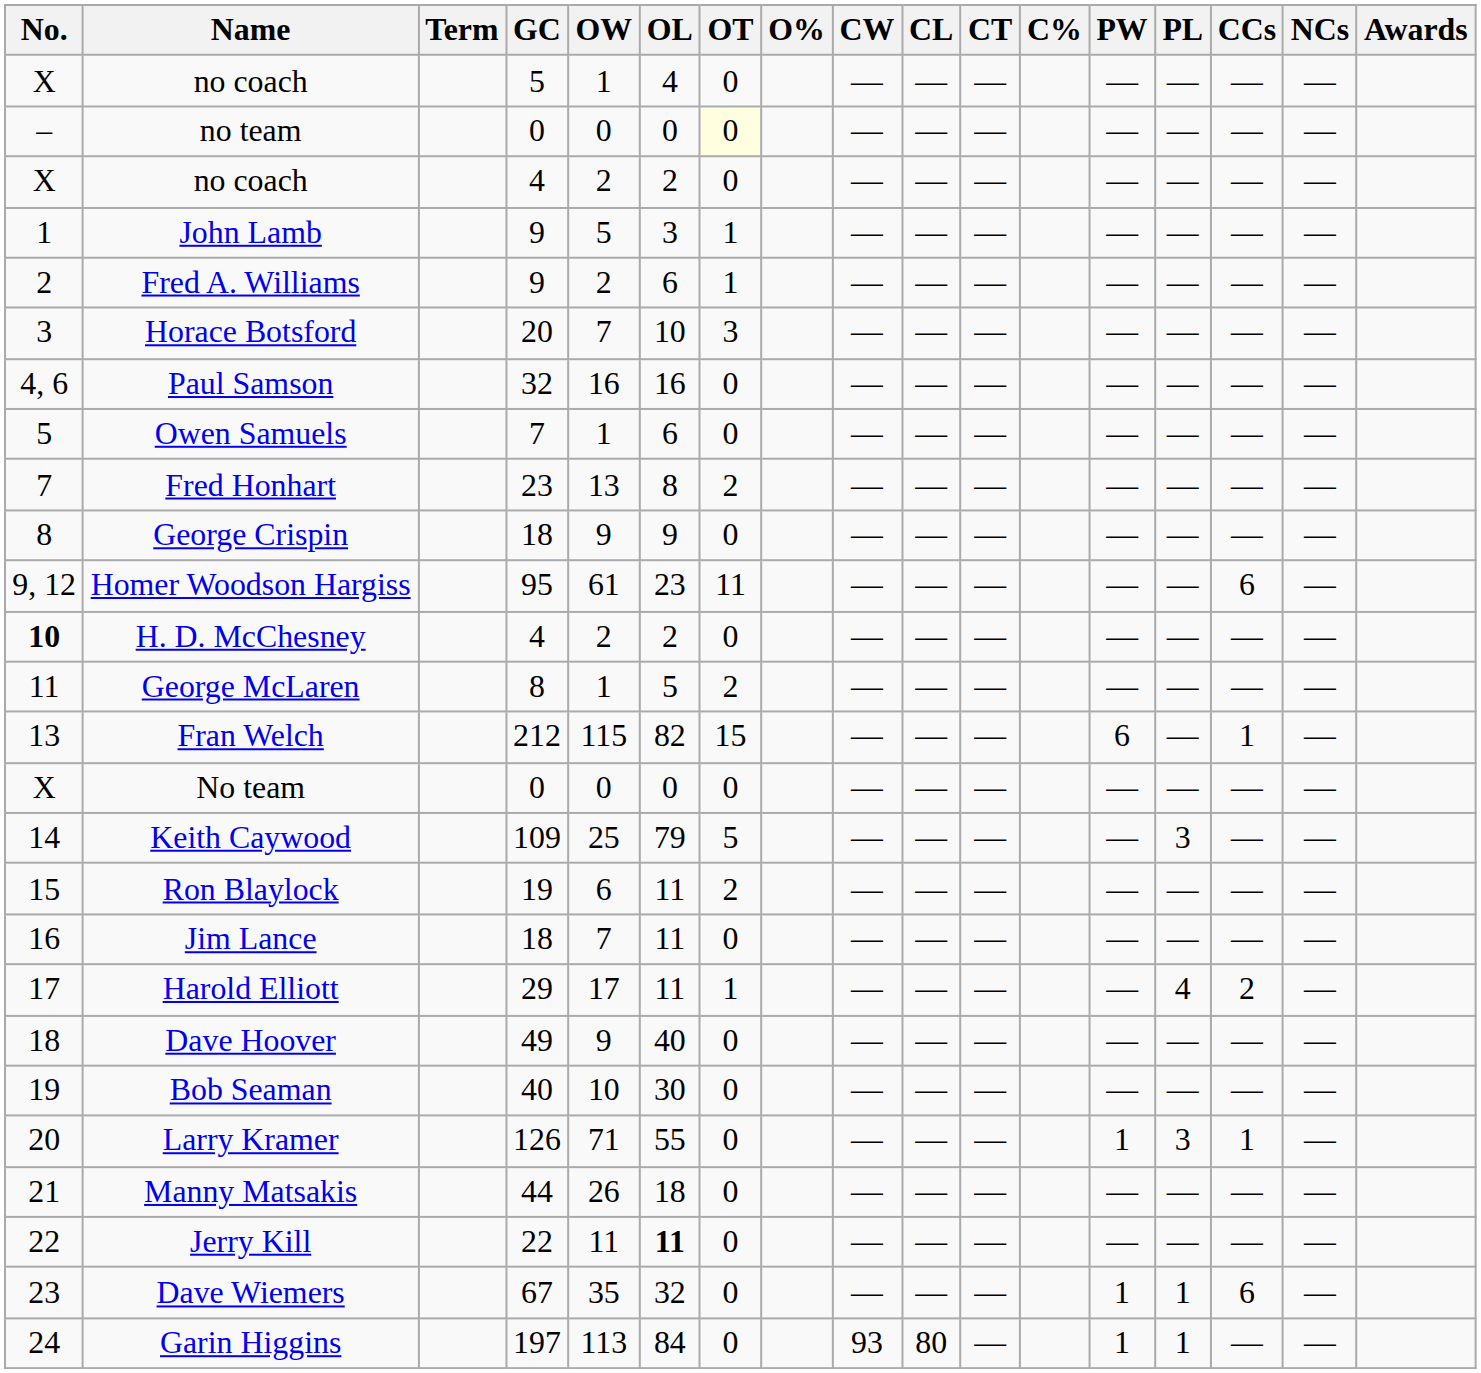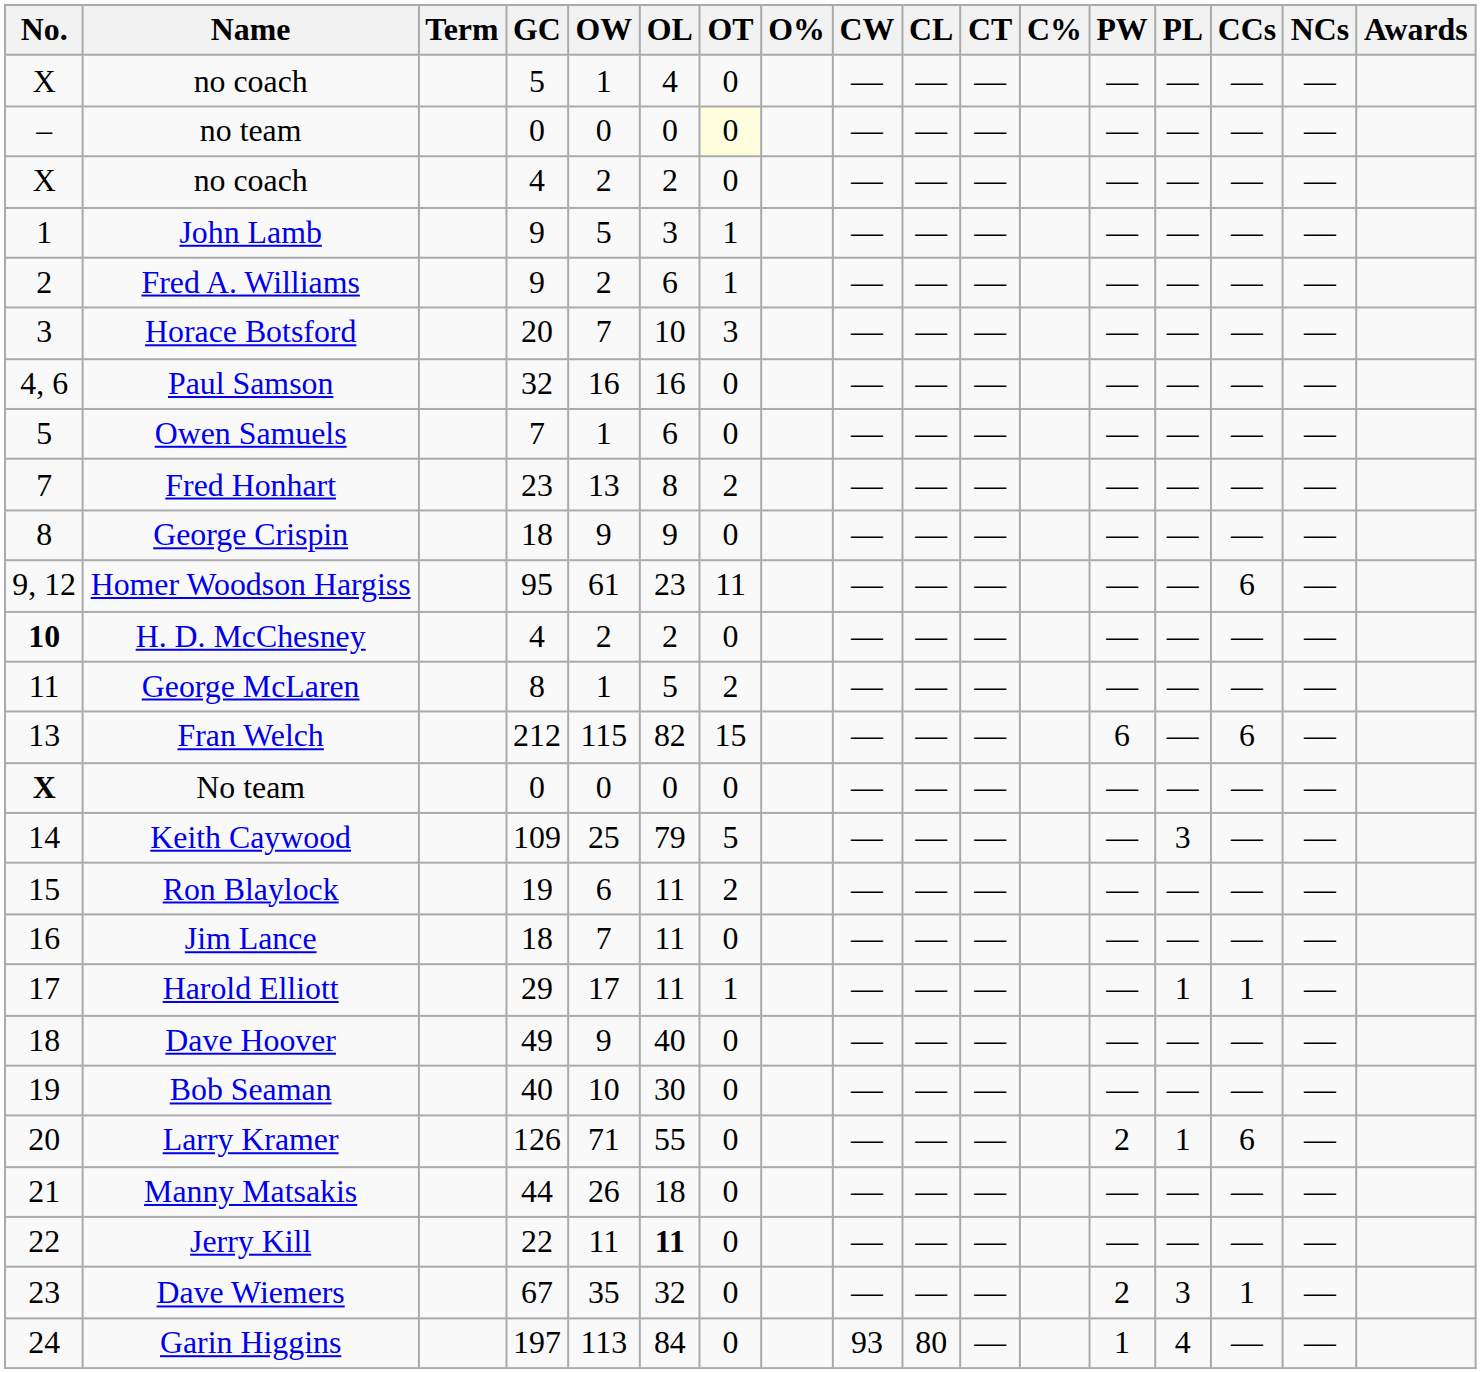(1247, 736) 1 -> (1247, 736) 6
(44, 787) normal -> (44, 787) bold
(1183, 989) 4 -> (1183, 989) 1
(1247, 989) 2 -> (1247, 989) 1
(1122, 1140) 1 -> (1122, 1140) 2
(1183, 1140) 3 -> (1183, 1140) 1
(1247, 1140) 1 -> (1247, 1140) 6
(1122, 1292) 1 -> (1122, 1292) 2
(1183, 1292) 1 -> (1183, 1292) 3
(1247, 1292) 6 -> (1247, 1292) 1
(1183, 1342) 1 -> (1183, 1342) 4
